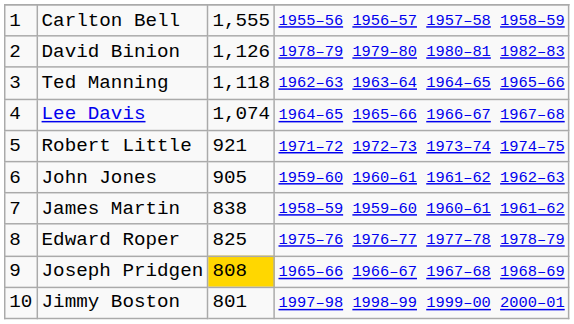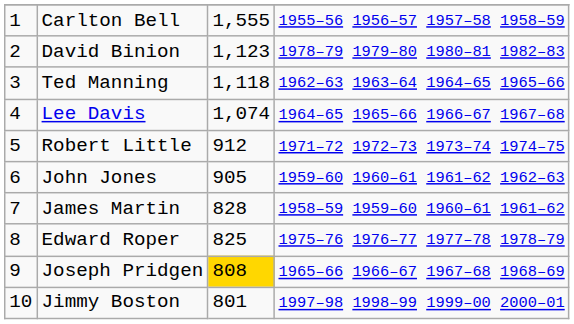(241, 52) 1,126 -> (241, 52) 1,123
(230, 146) 921 -> (230, 146) 912
(230, 209) 838 -> (230, 209) 828
